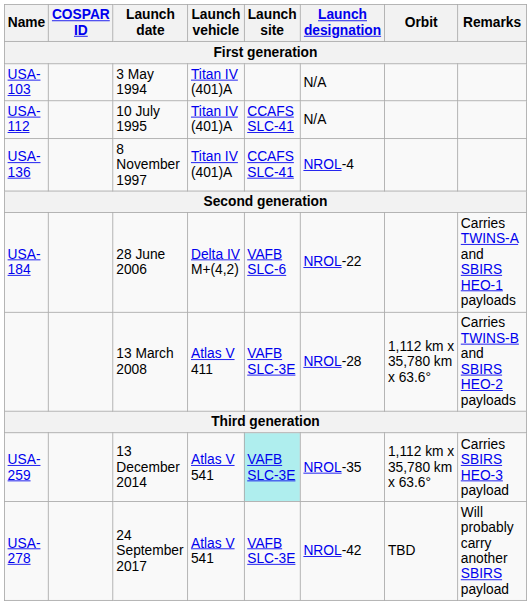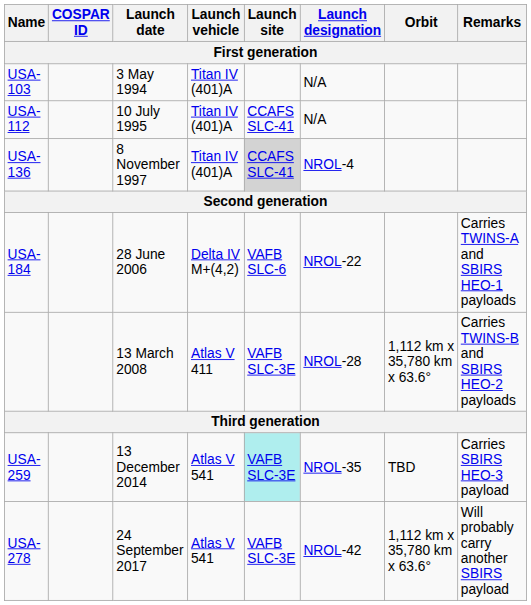(271, 164) no background -> (271, 164) lightgrey background
(421, 467) 1,112 km x 35,780 km x 63.6° -> (402, 467) TBD
(402, 550) TBD -> (421, 550) 1,112 km x 35,780 km x 63.6°
